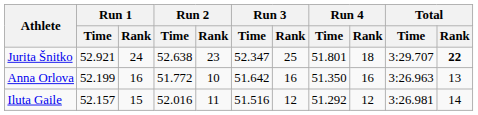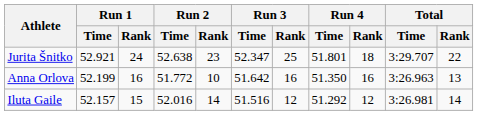(455, 57) bold -> (455, 57) normal
(213, 100) 11 -> (213, 100) 14
